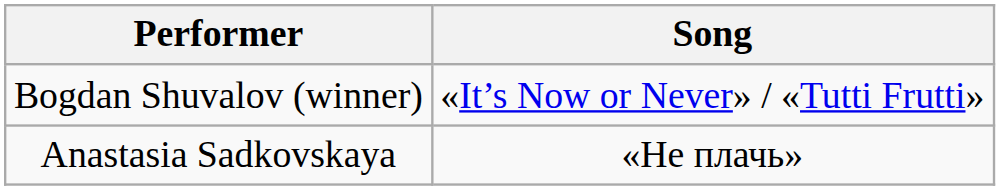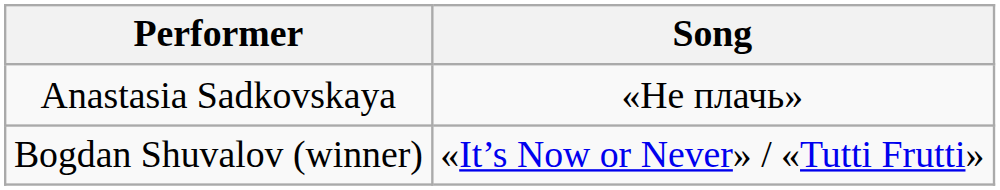rows swapped: (218, 154) <-> (218, 94)
